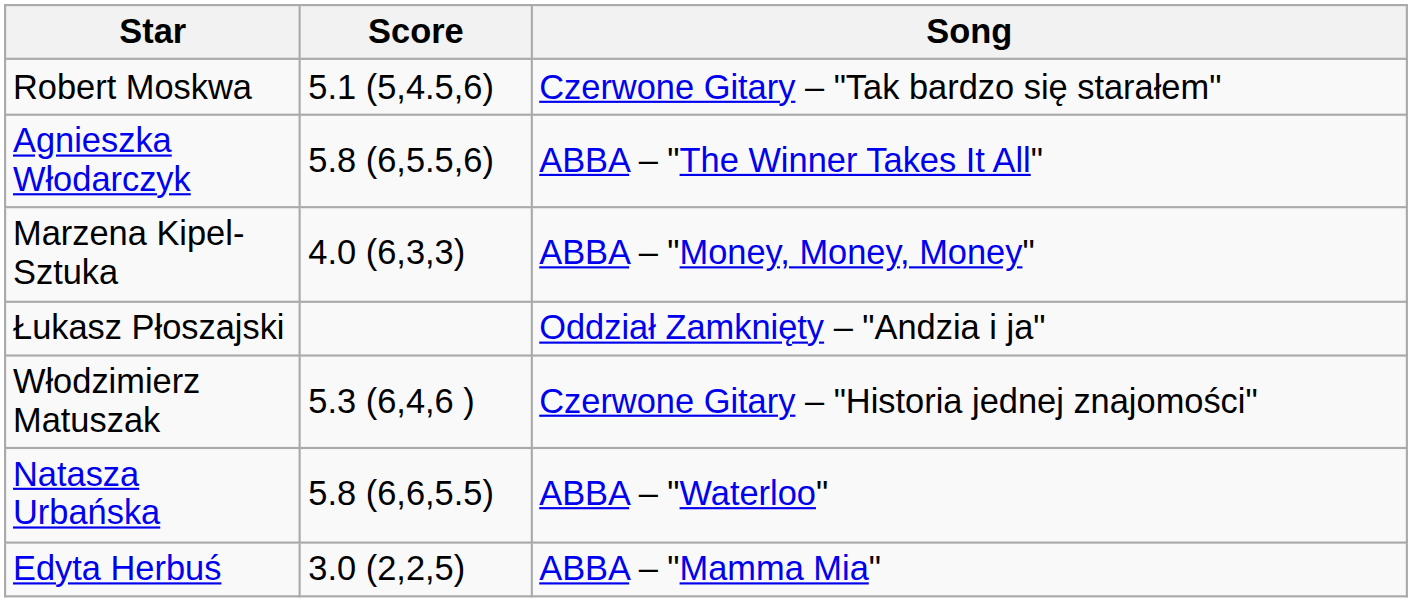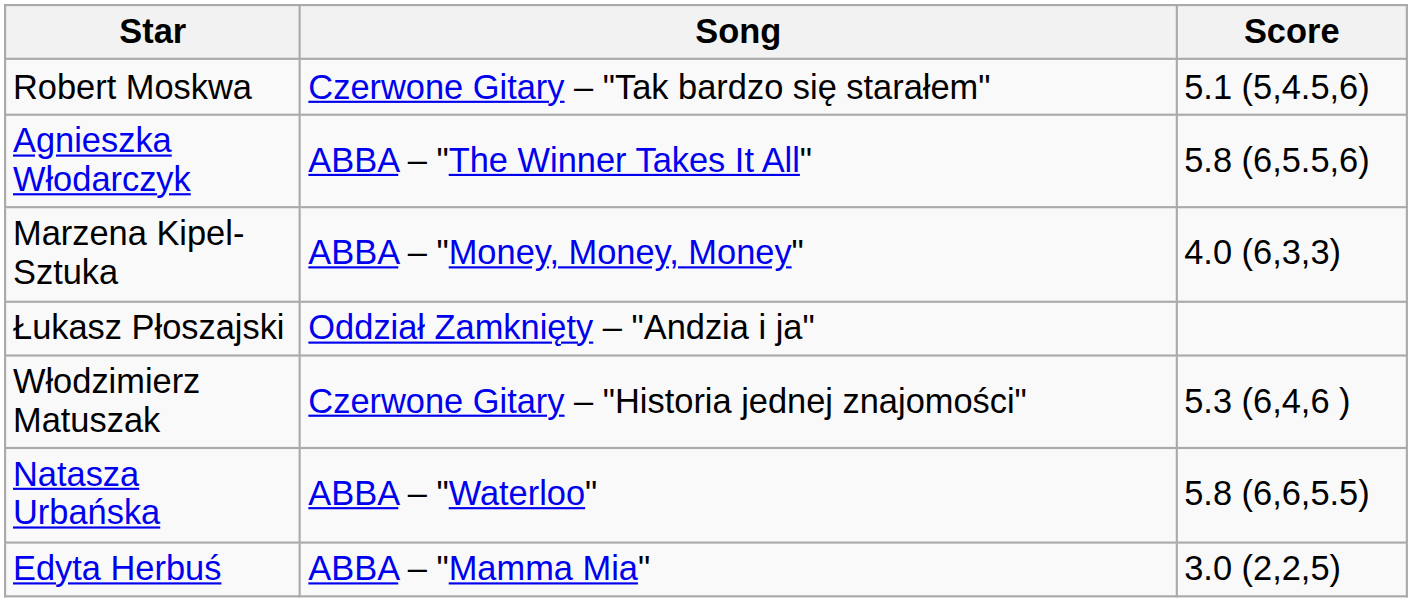columns swapped: (416, 31) <-> (969, 31)
